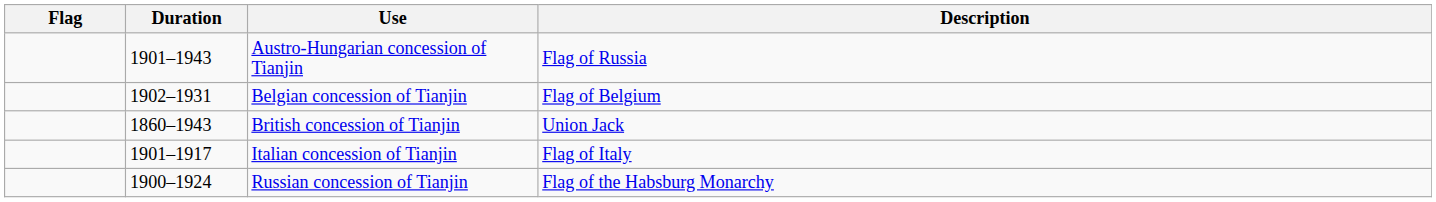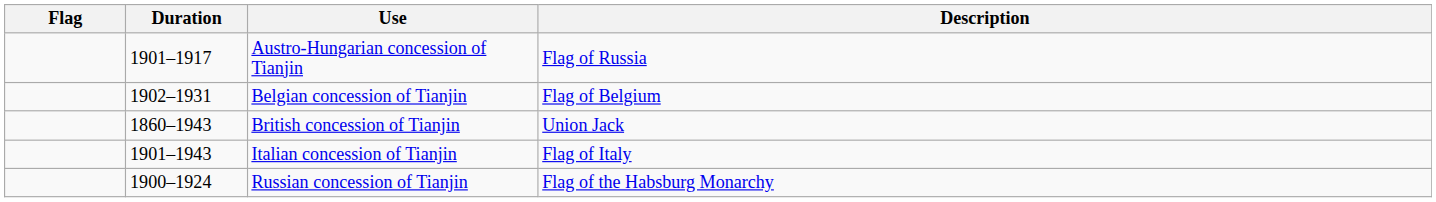(171, 57) 1901–1943 -> (171, 57) 1901–1917
(171, 153) 1901–1917 -> (171, 153) 1901–1943
